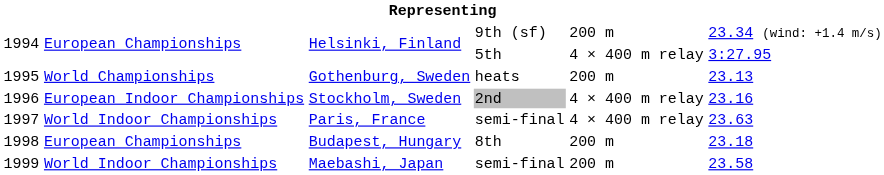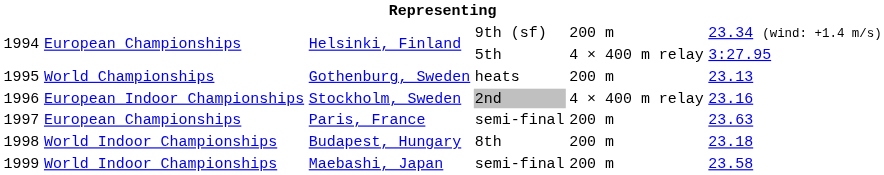(161, 120) World Indoor Championships -> (143, 120) European Championships
(636, 120) 4 × 400 m relay -> (592, 120) 200 m
(143, 142) European Championships -> (161, 142) World Indoor Championships
